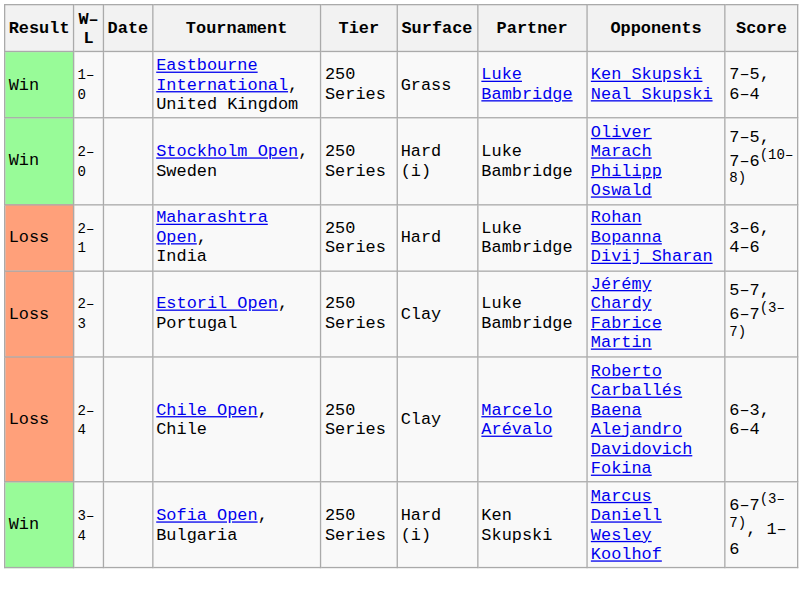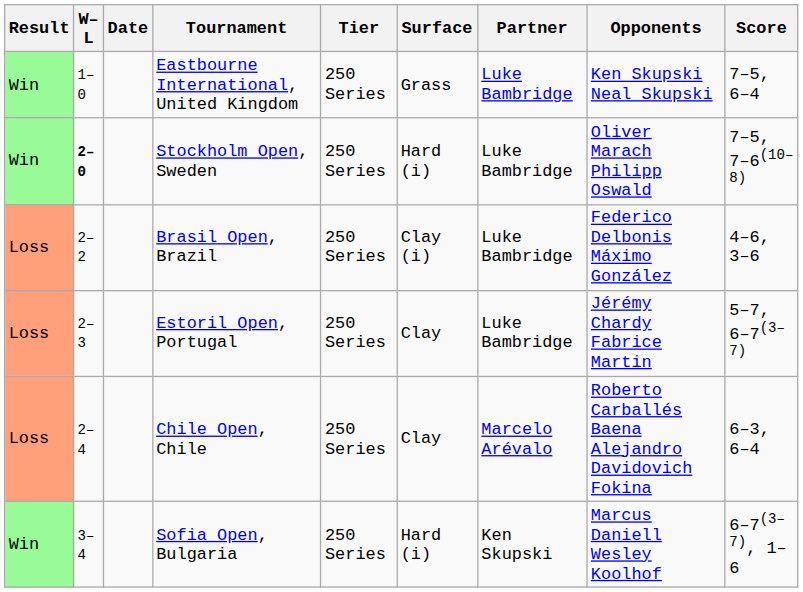(86, 162) normal -> (86, 161) bold
- row: (212, 238)
+ row: (217, 247)
